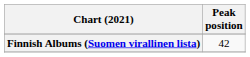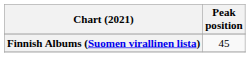(224, 43) 42 -> (224, 43) 45
